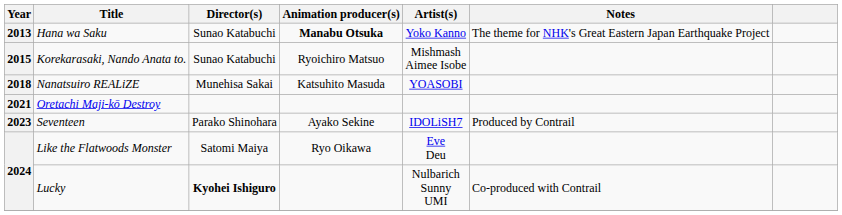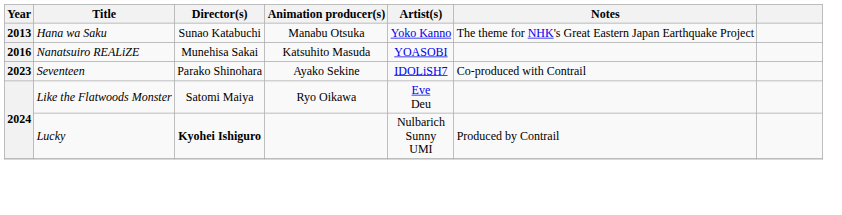(341, 33) bold -> (326, 33) normal
- row: (112, 58)
(19, 84) 2018 -> (19, 52) 2016
- row: (99, 103)
(523, 122) Produced by Contrail -> (521, 71) Co-produced with Contrail
(537, 187) Co-produced with Contrail -> (508, 136) Produced by Contrail
